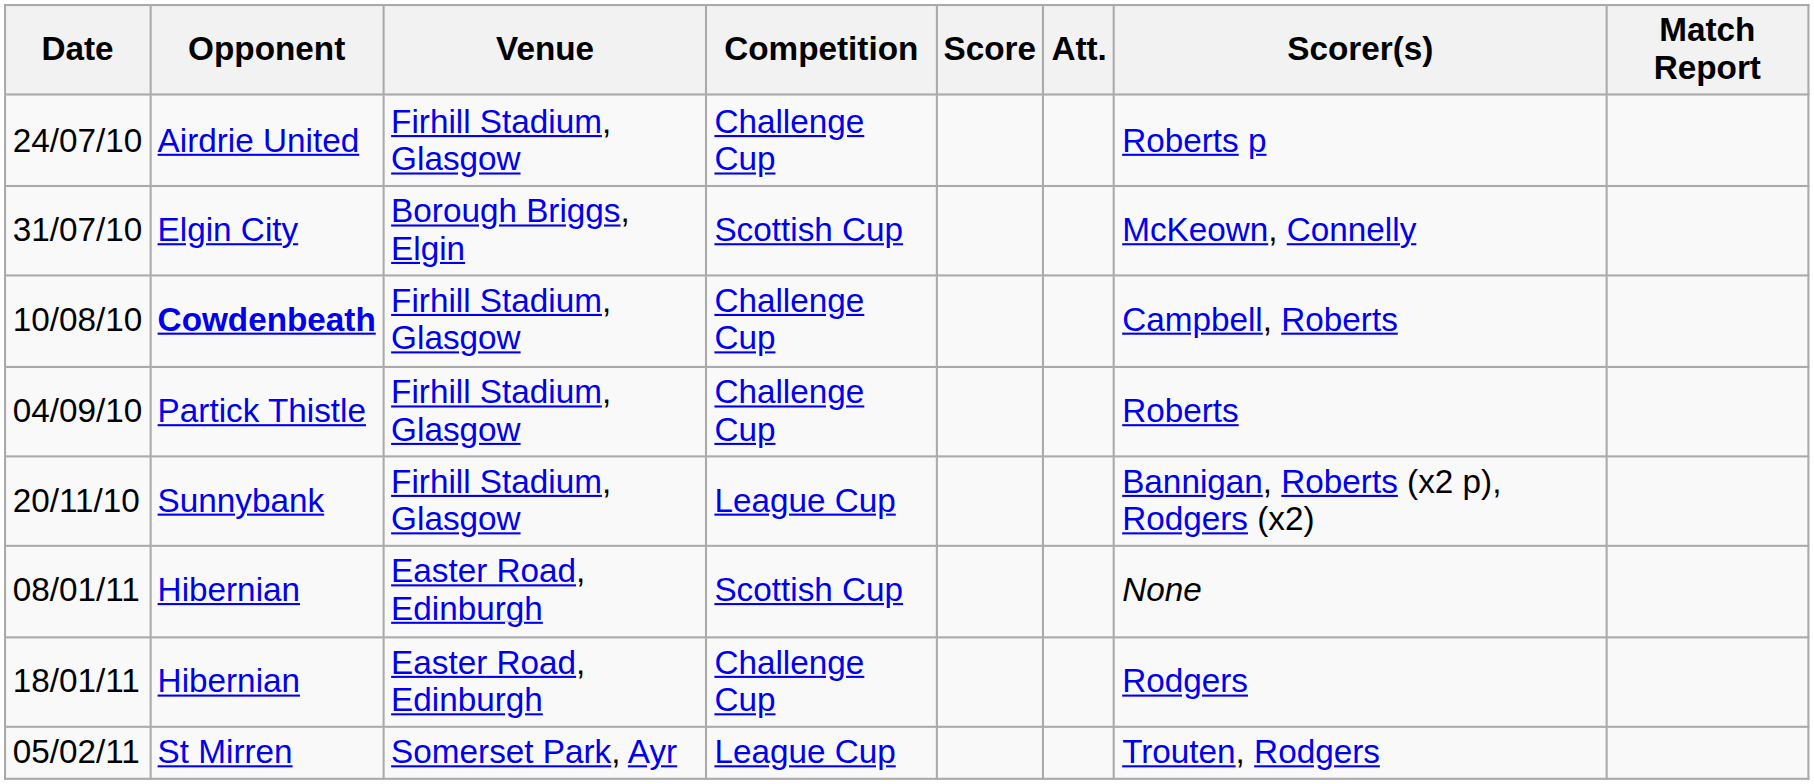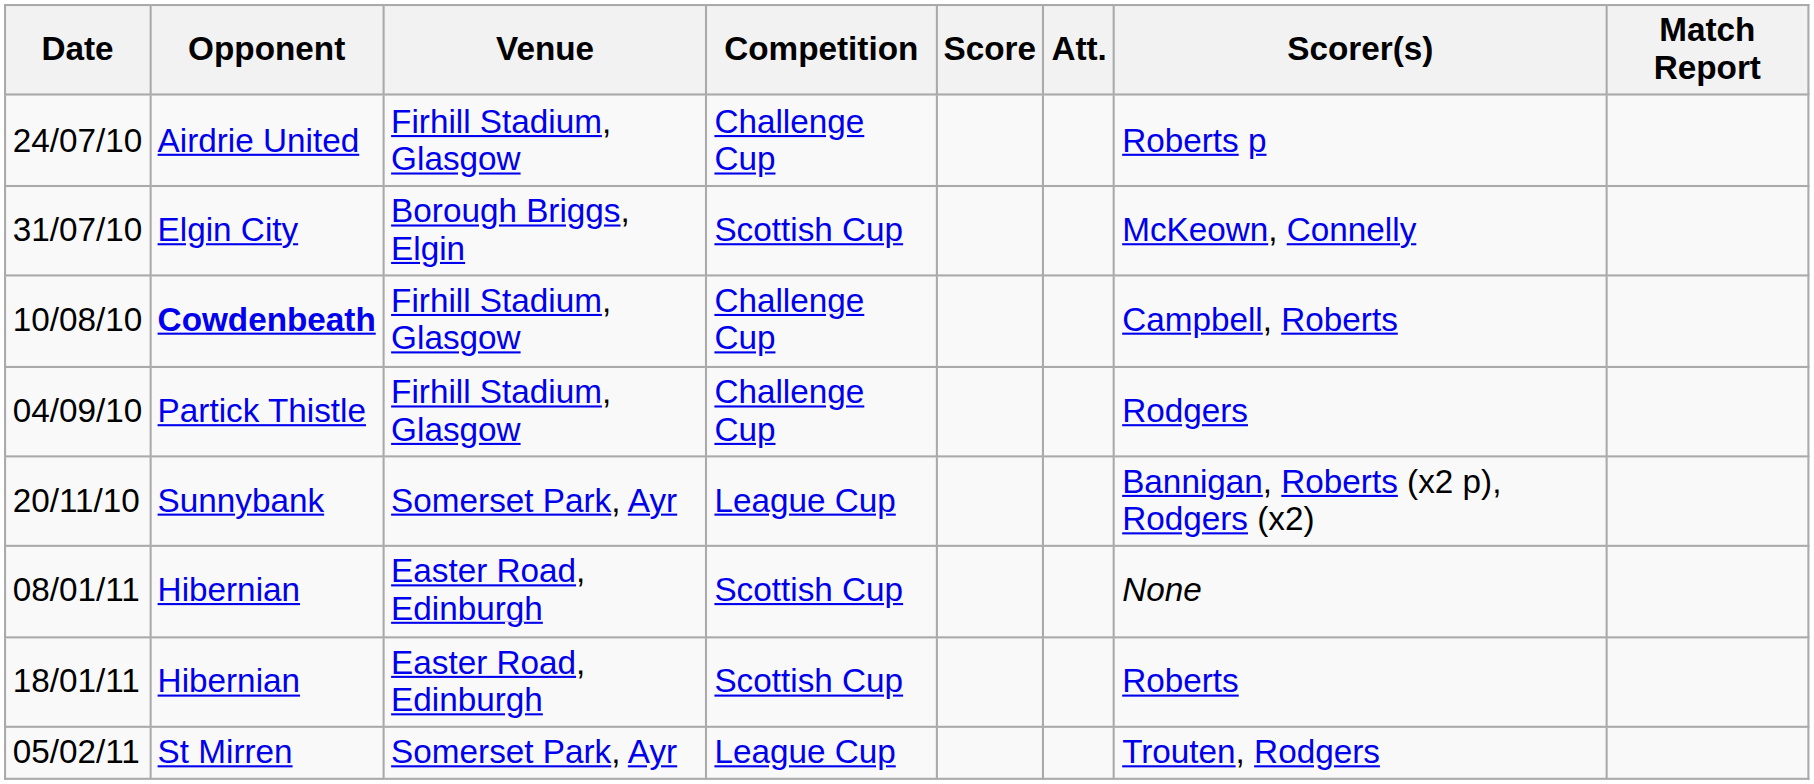(1180, 410) Roberts -> (1185, 410) Rodgers
(501, 500) Firhill Stadium, Glasgow -> (534, 500) Somerset Park, Ayr
(789, 681) Challenge Cup -> (809, 681) Scottish Cup
(1185, 681) Rodgers -> (1180, 681) Roberts
